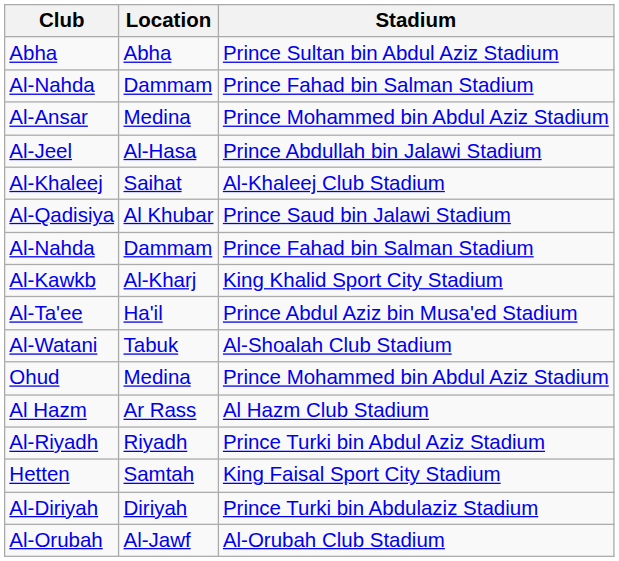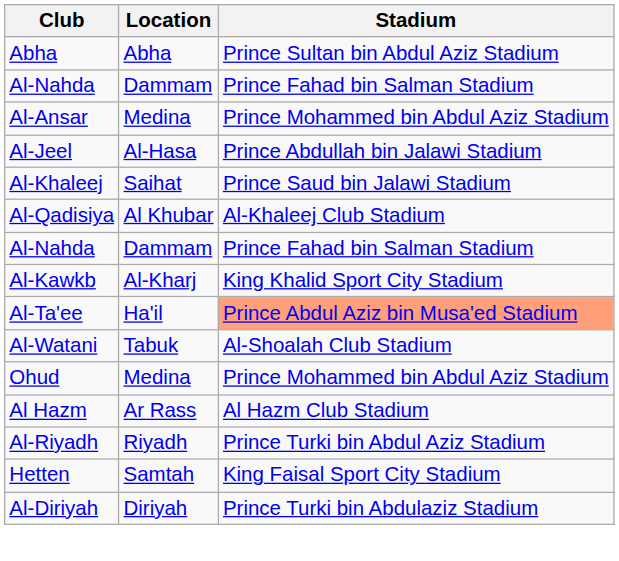(334, 183) Al-Khaleej Club Stadium -> (367, 183) Prince Saud bin Jalawi Stadium
(367, 215) Prince Saud bin Jalawi Stadium -> (334, 215) Al-Khaleej Club Stadium
(400, 313) no background -> (400, 313) lightsalmon background
- row: (56, 540)
